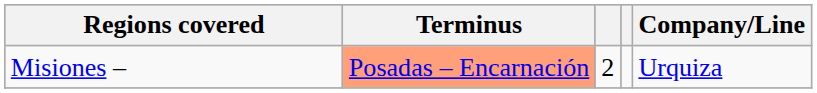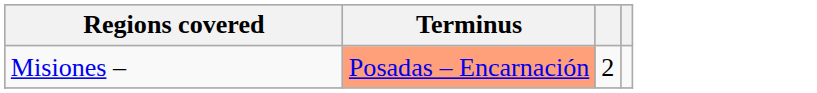- column: (722, 25)
